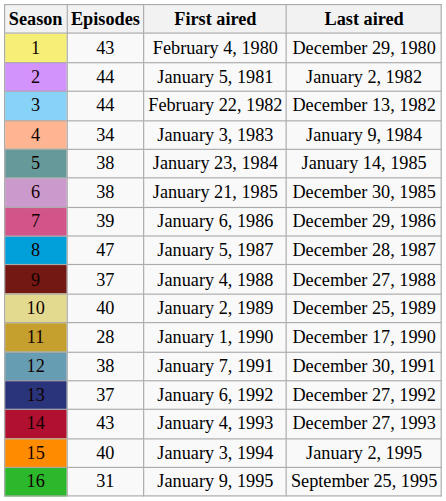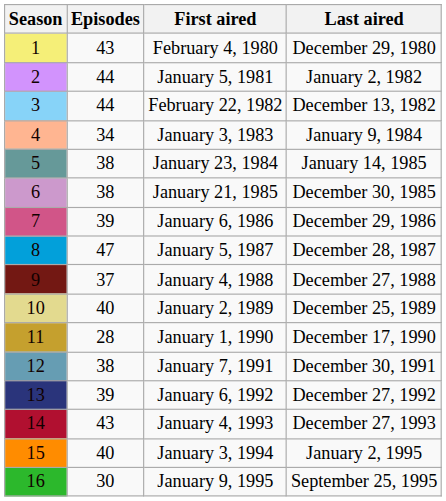(105, 395) 37 -> (105, 395) 39
(105, 481) 31 -> (105, 481) 30
